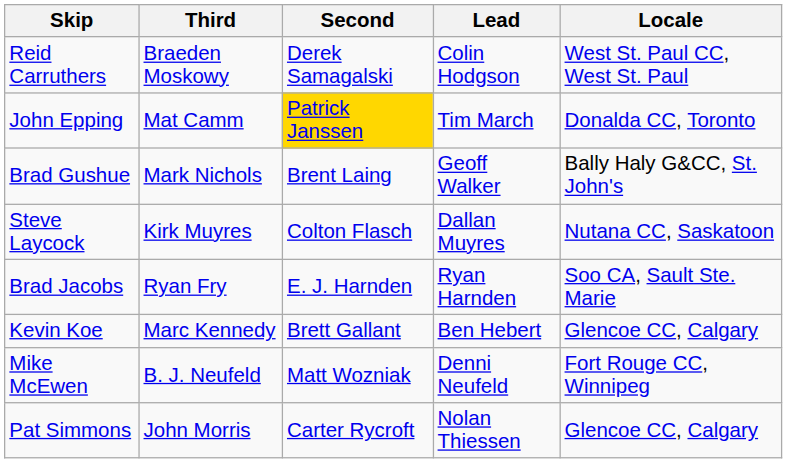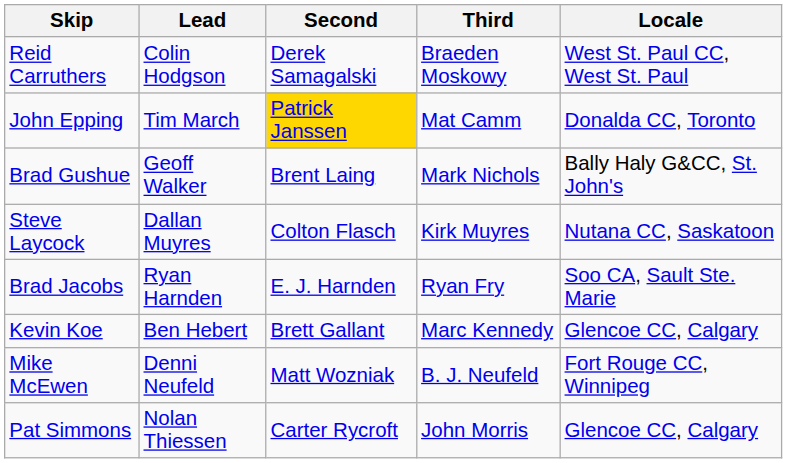columns swapped: (211, 20) <-> (496, 20)
